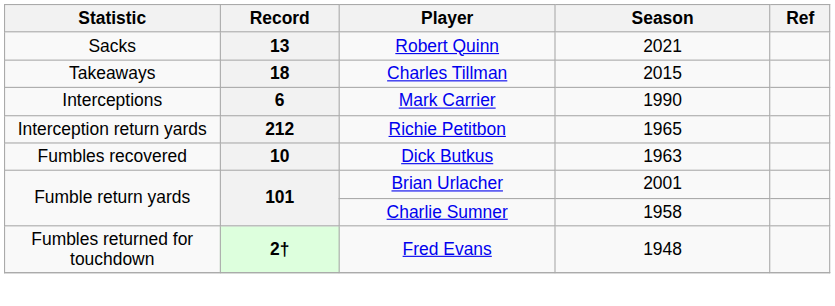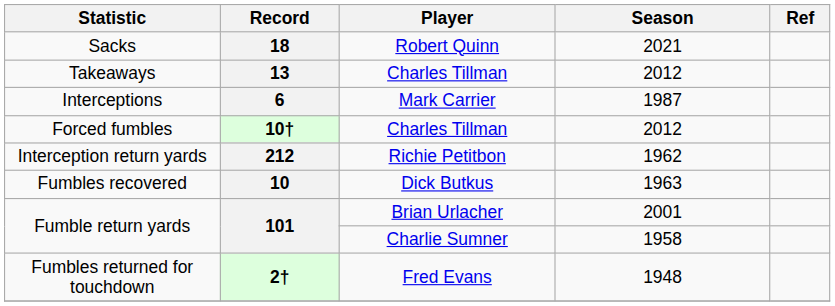(280, 45) 13 -> (280, 45) 18
(280, 73) 18 -> (280, 73) 13
(663, 73) 2015 -> (663, 73) 2012
(663, 101) 1990 -> (663, 101) 1987
+ row: (112, 128)
(663, 128) 1965 -> (663, 156) 1962
